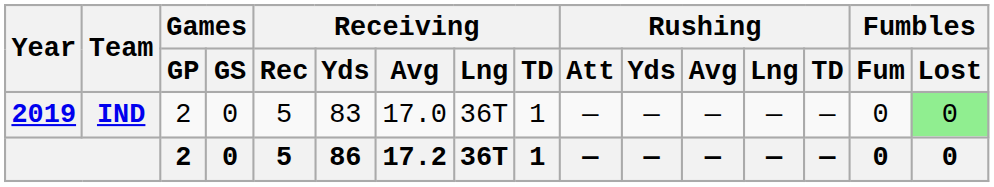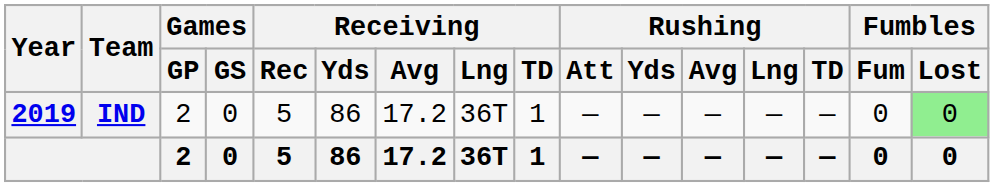(345, 115) 83 -> (345, 115) 86
(415, 115) 17.0 -> (415, 115) 17.2
